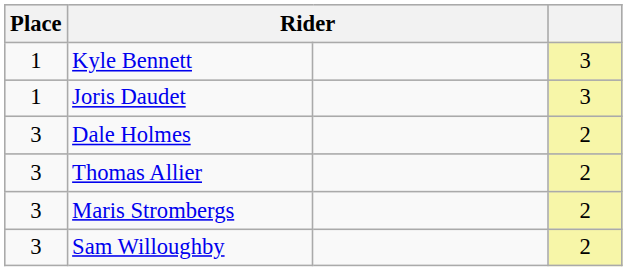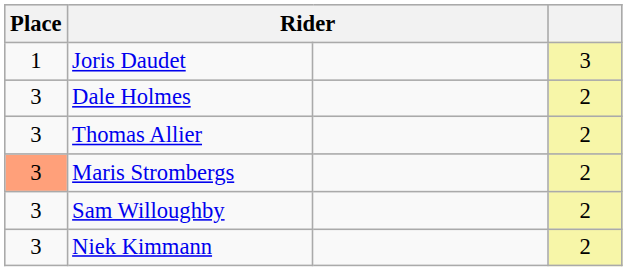- row: (132, 60)
(36, 209) no background -> (36, 172) lightsalmon background
+ row: (142, 247)
